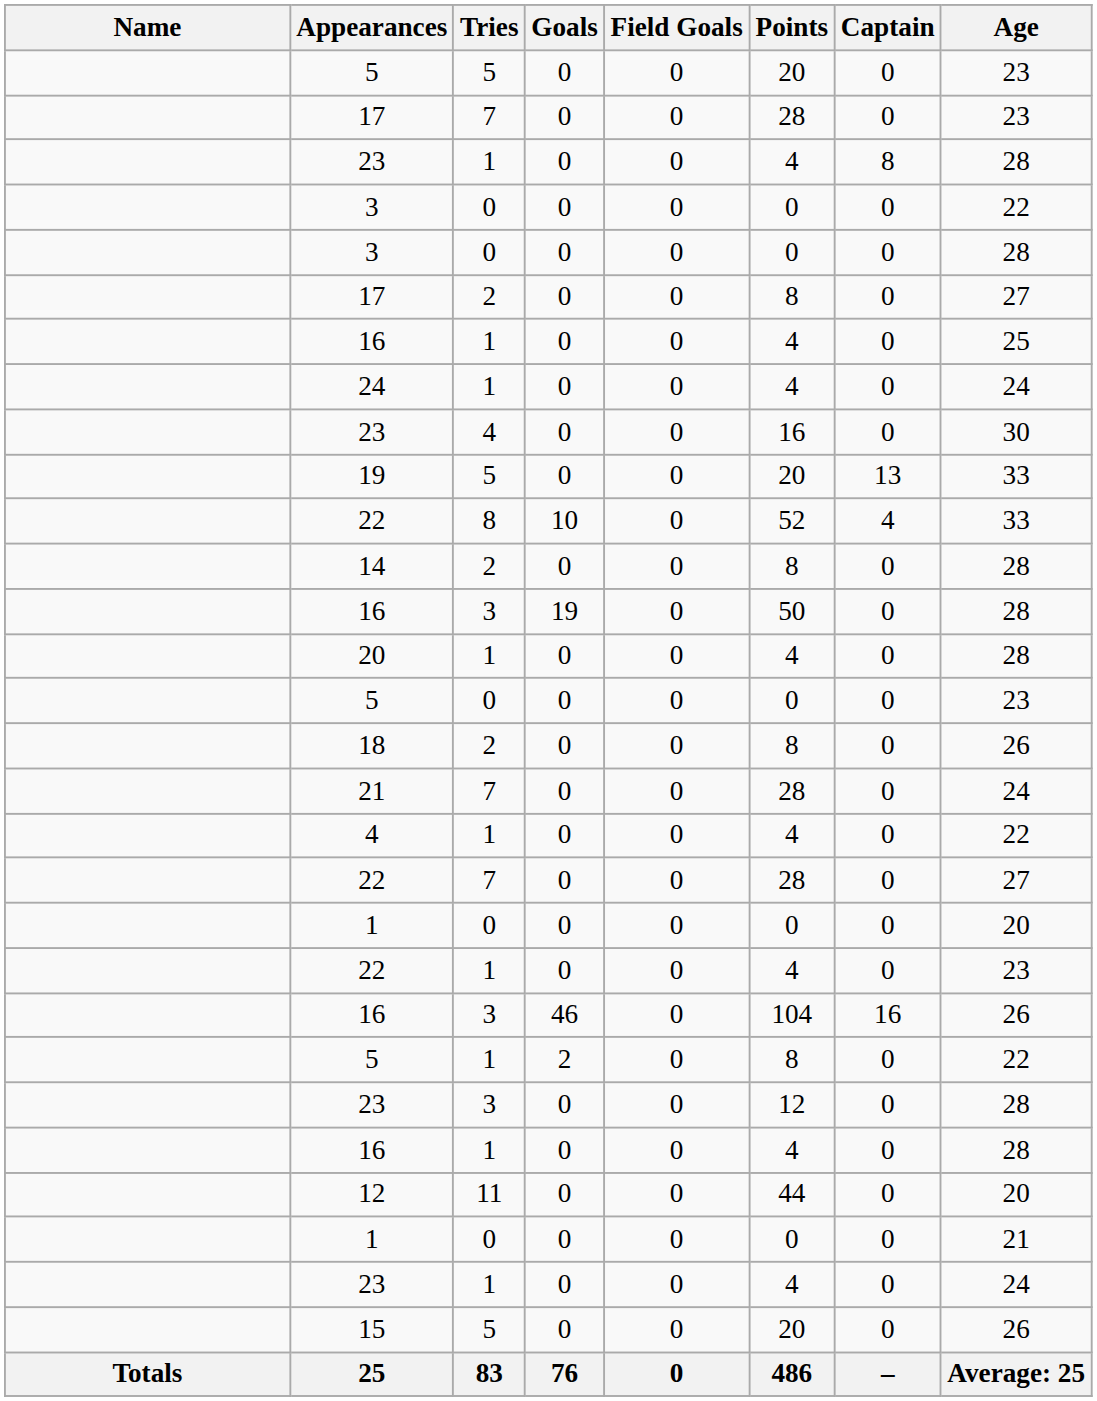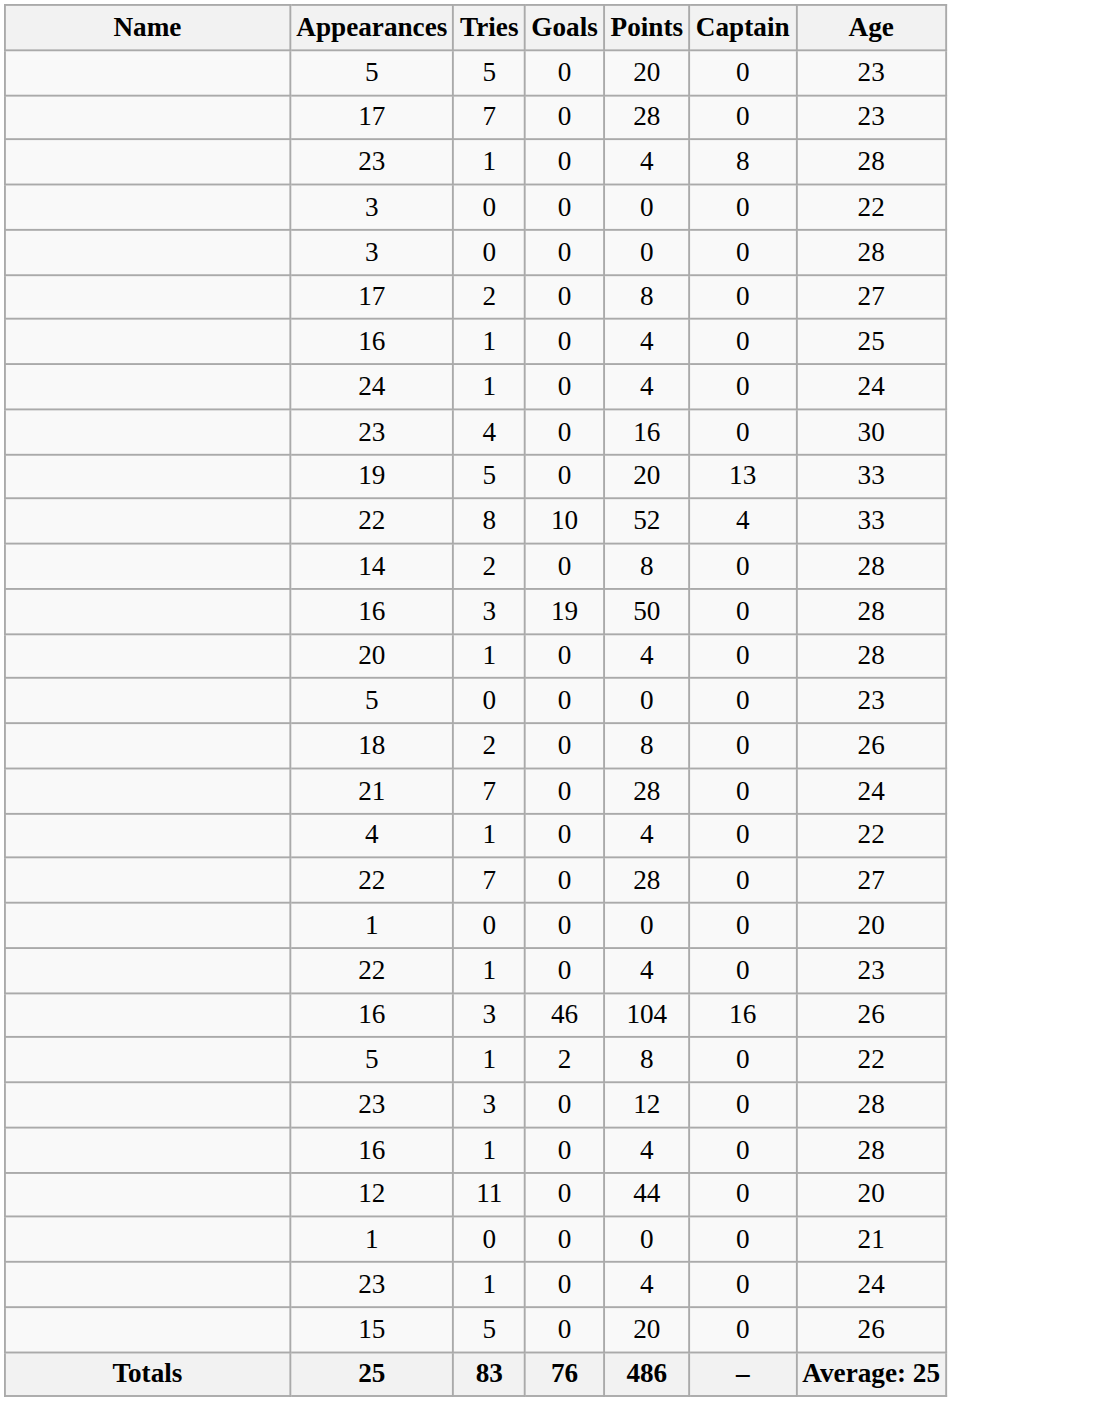- column: (677, 27)
